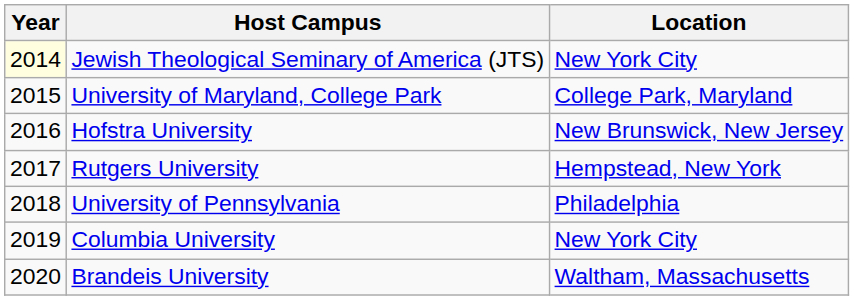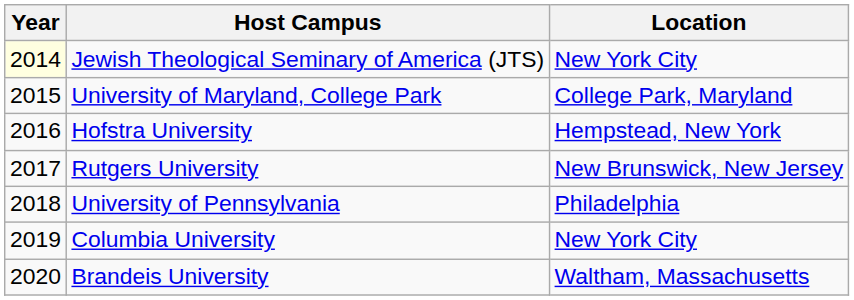(699, 131) New Brunswick, New Jersey -> (668, 131) Hempstead, New York
(668, 167) Hempstead, New York -> (699, 167) New Brunswick, New Jersey
